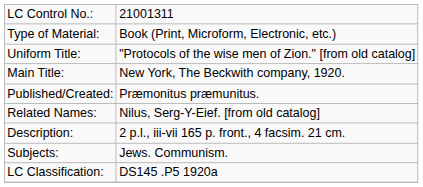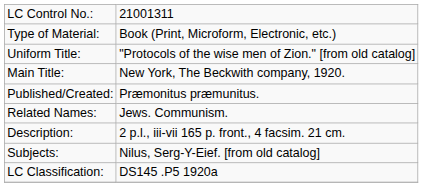(220, 113) Nilus, Serg-Y-Eief. [from old catalog] -> (174, 113) Jews. Communism.
(174, 152) Jews. Communism. -> (220, 152) Nilus, Serg-Y-Eief. [from old catalog]
